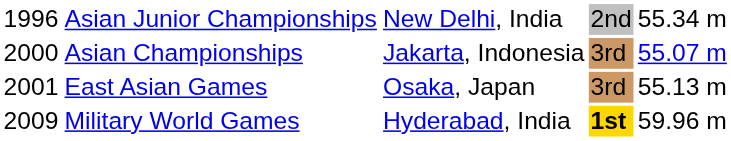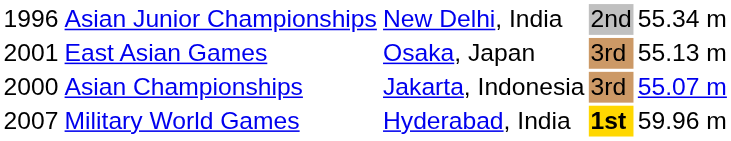rows swapped: (184, 53) <-> (166, 86)
(31, 120) 2009 -> (31, 120) 2007
